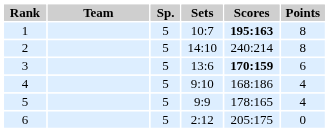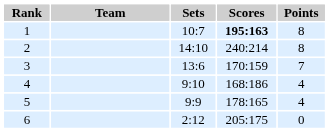- column: (166, 12)
(252, 66) bold -> (247, 66) normal
(303, 66) 6 -> (301, 66) 7
